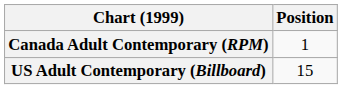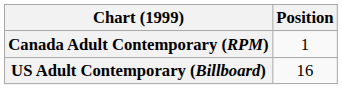(305, 70) 15 -> (305, 70) 16
